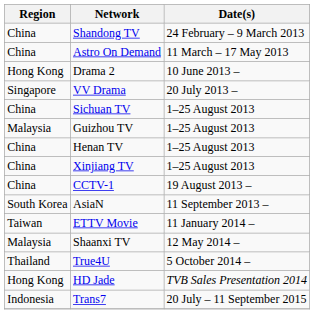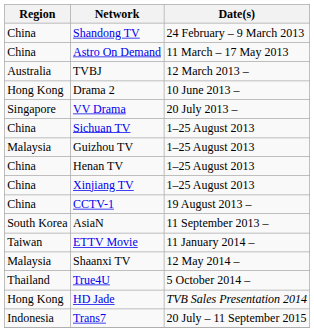+ row: (87, 71)
